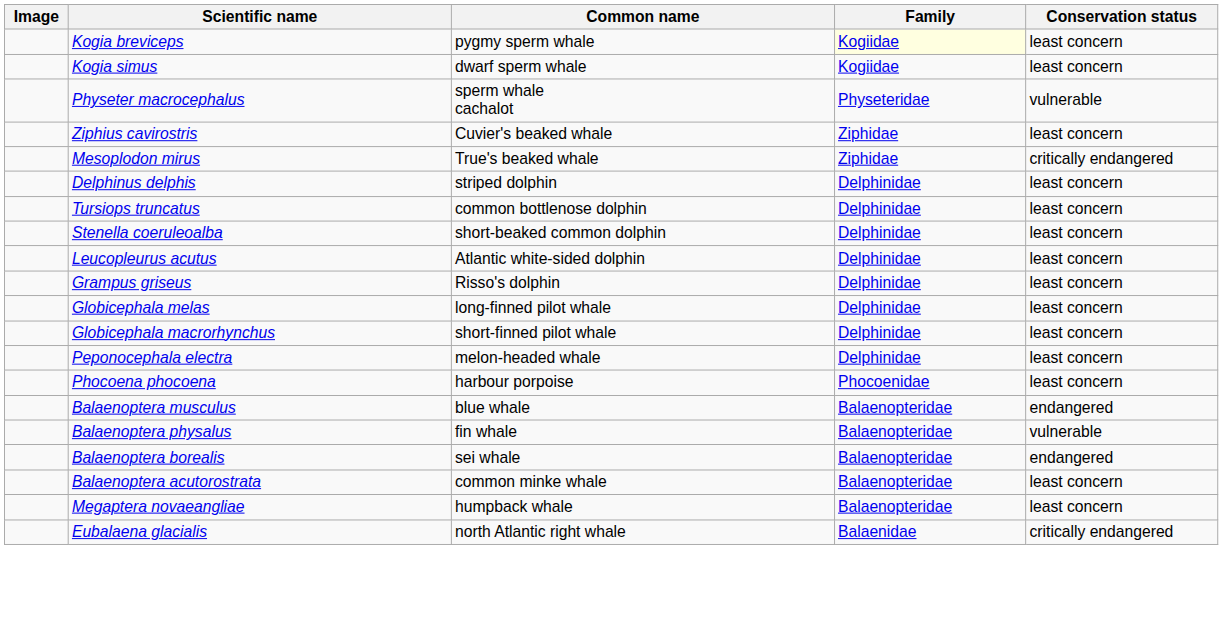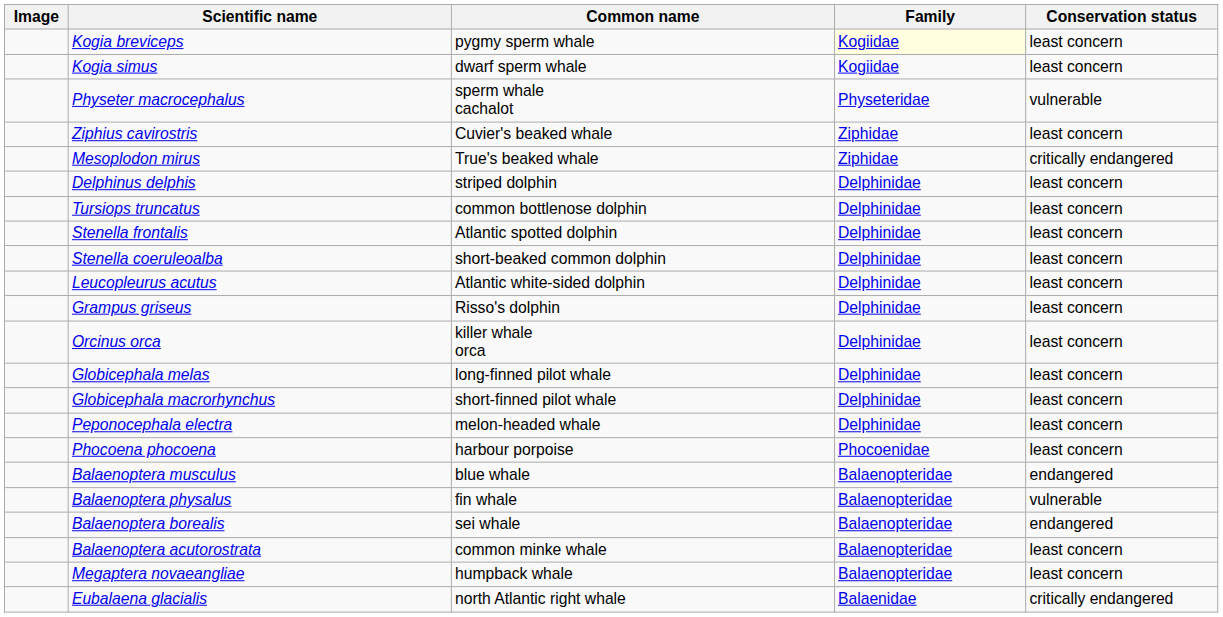+ row: (130, 233)
+ row: (116, 341)
